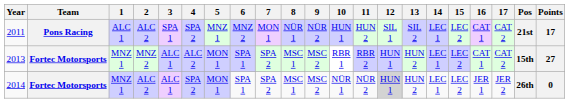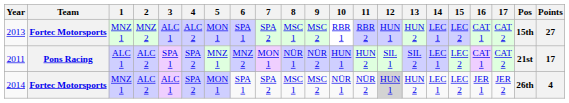rows swapped: (16, 32) <-> (16, 58)
(550, 84) 0 -> (550, 84) 4
